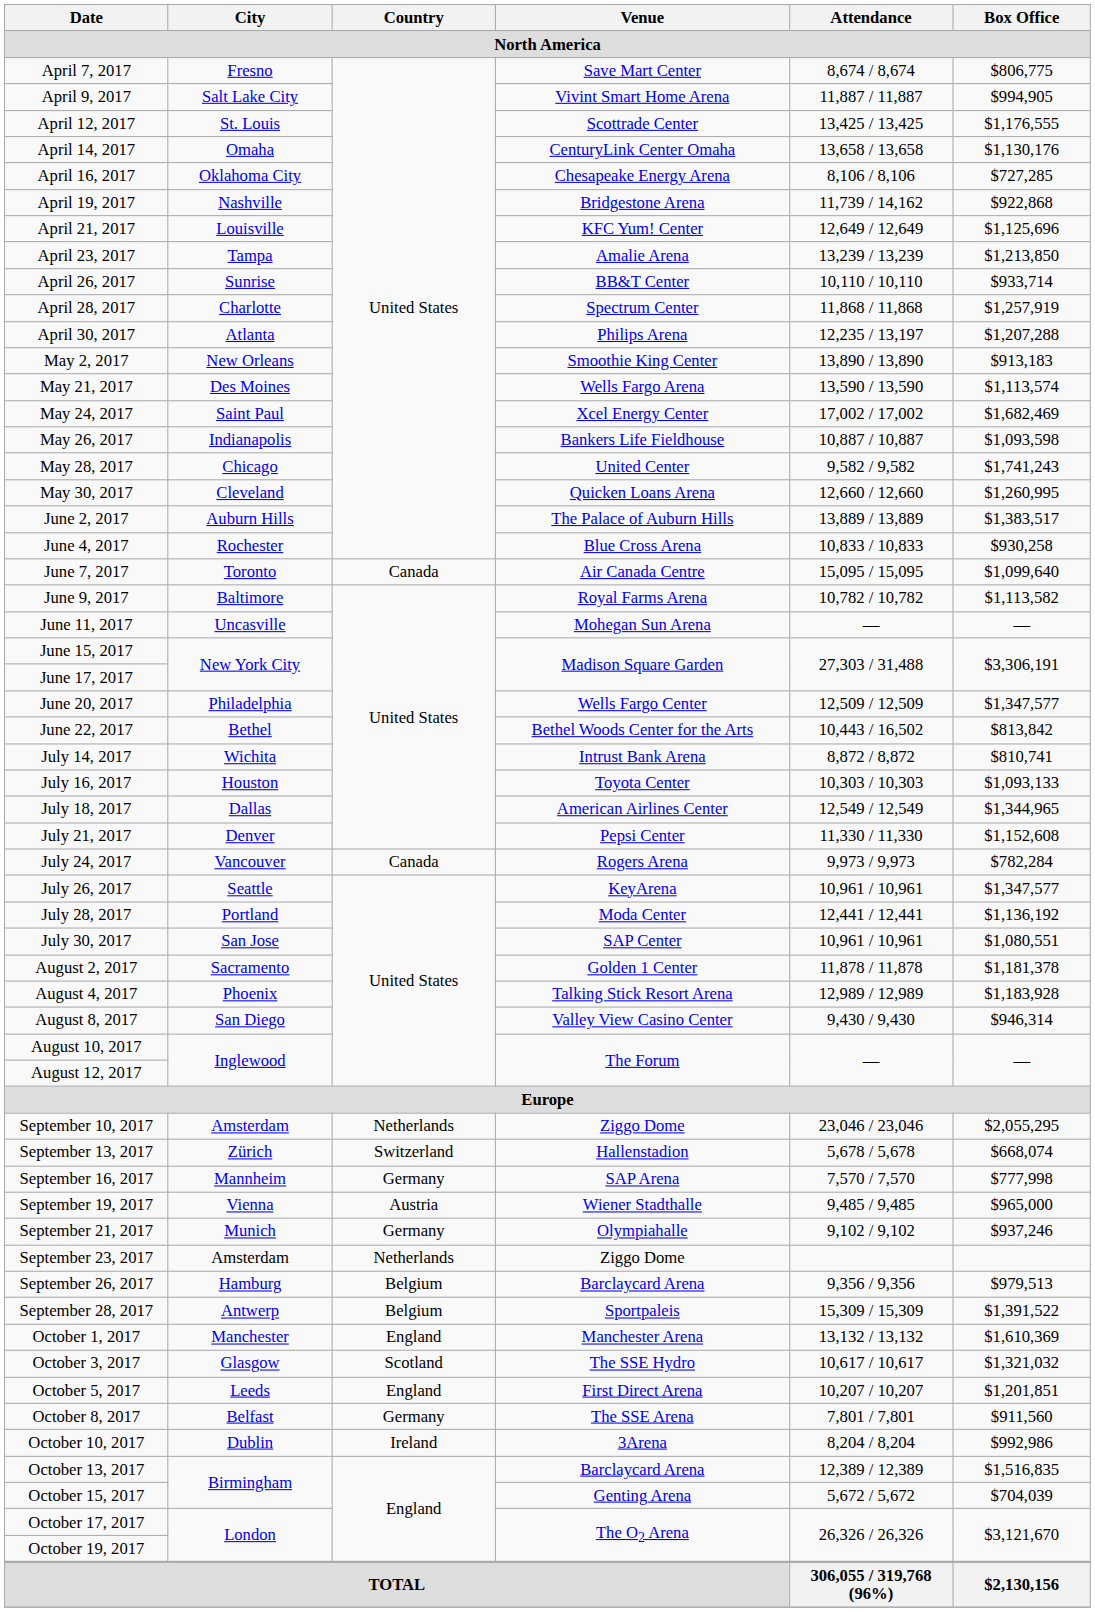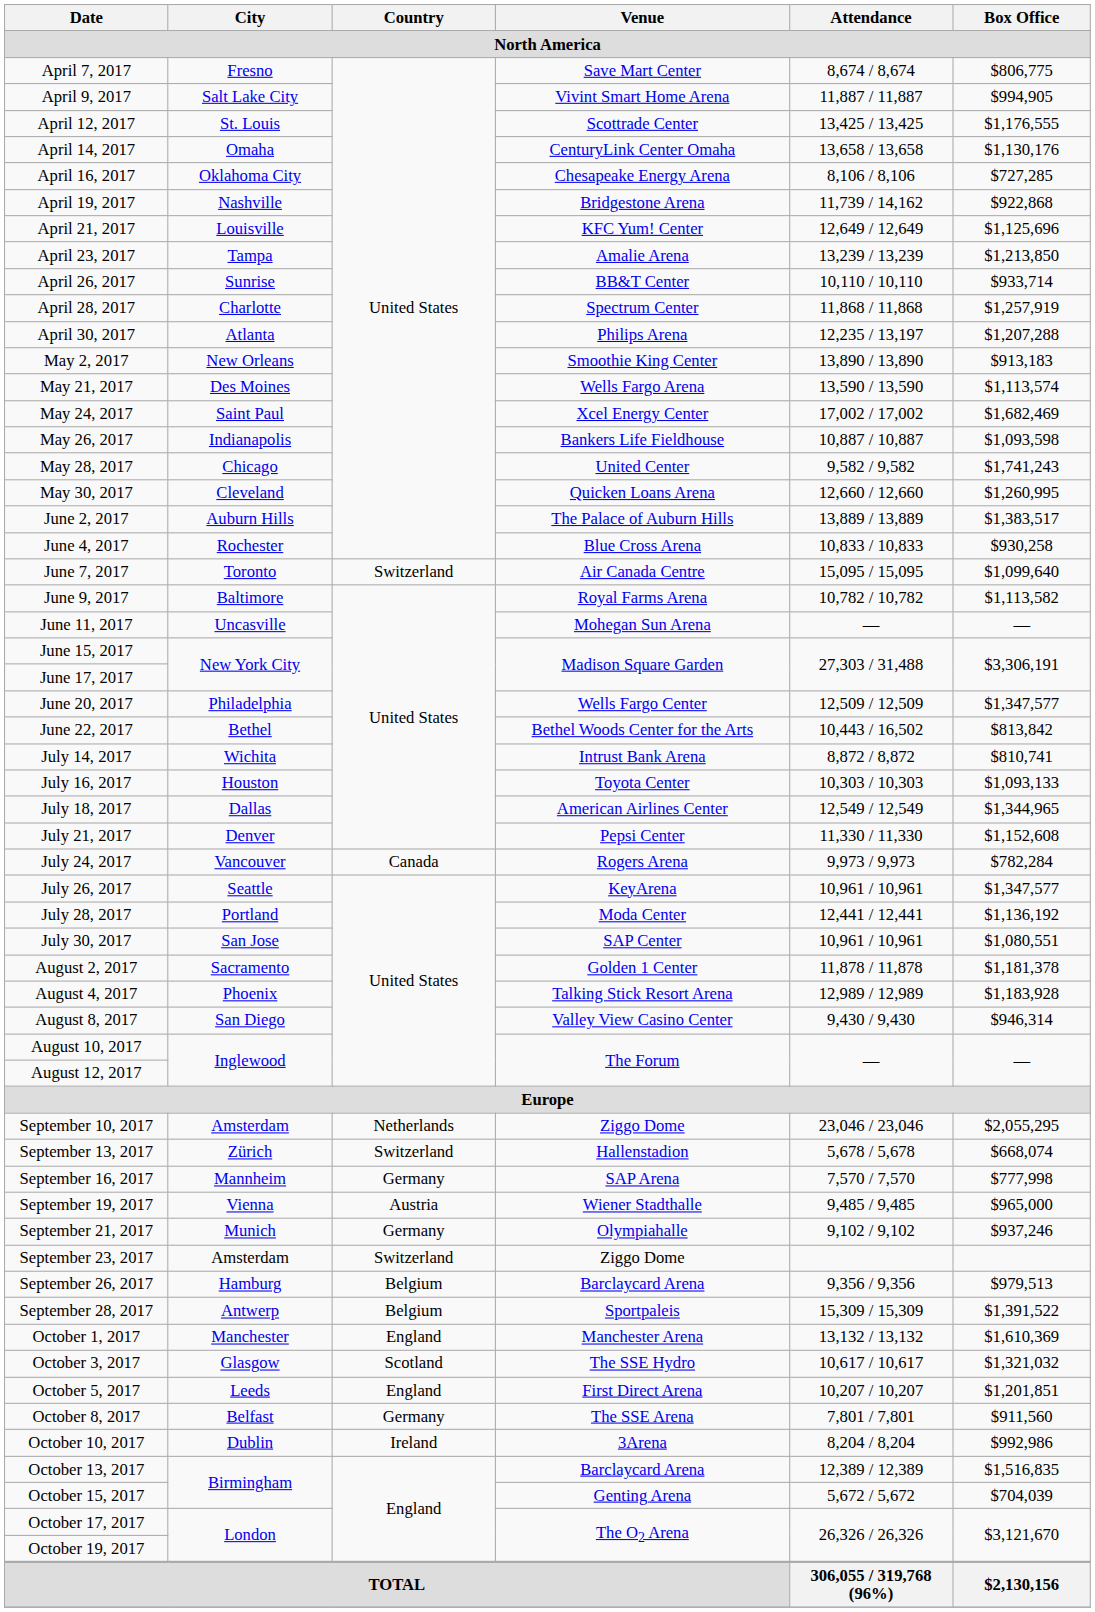(414, 571) Canada -> (414, 571) Switzerland
(414, 1258) Netherlands -> (414, 1258) Switzerland
